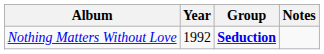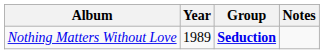(197, 37) 1992 -> (197, 37) 1989
